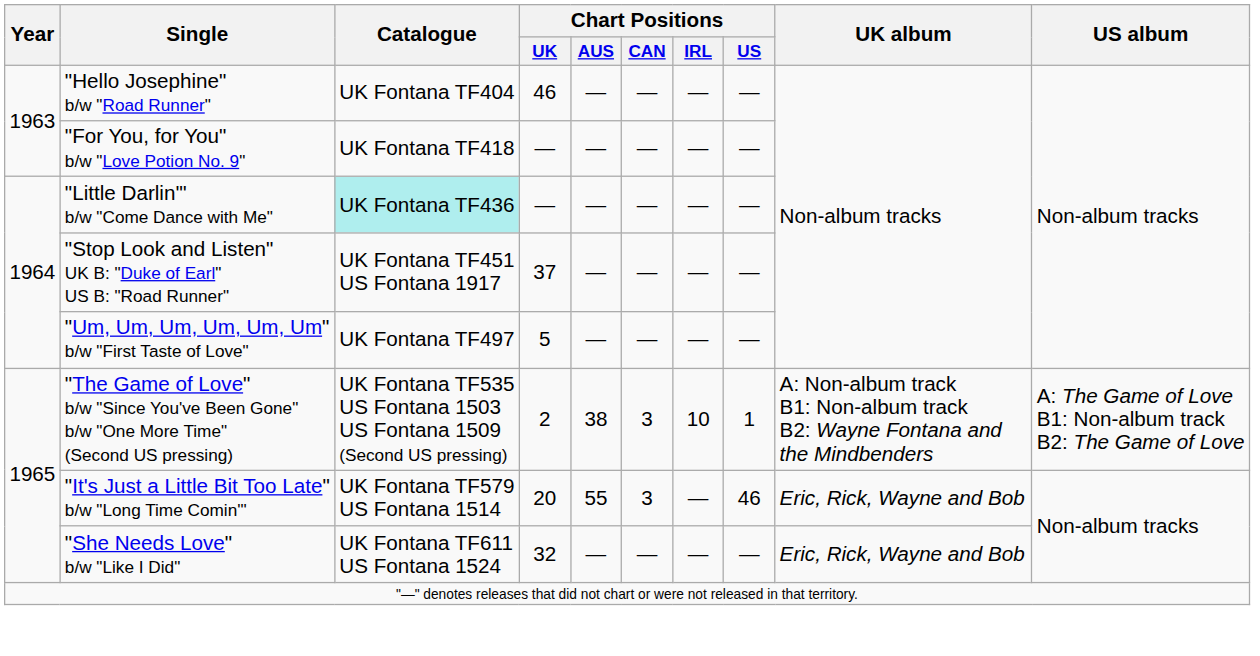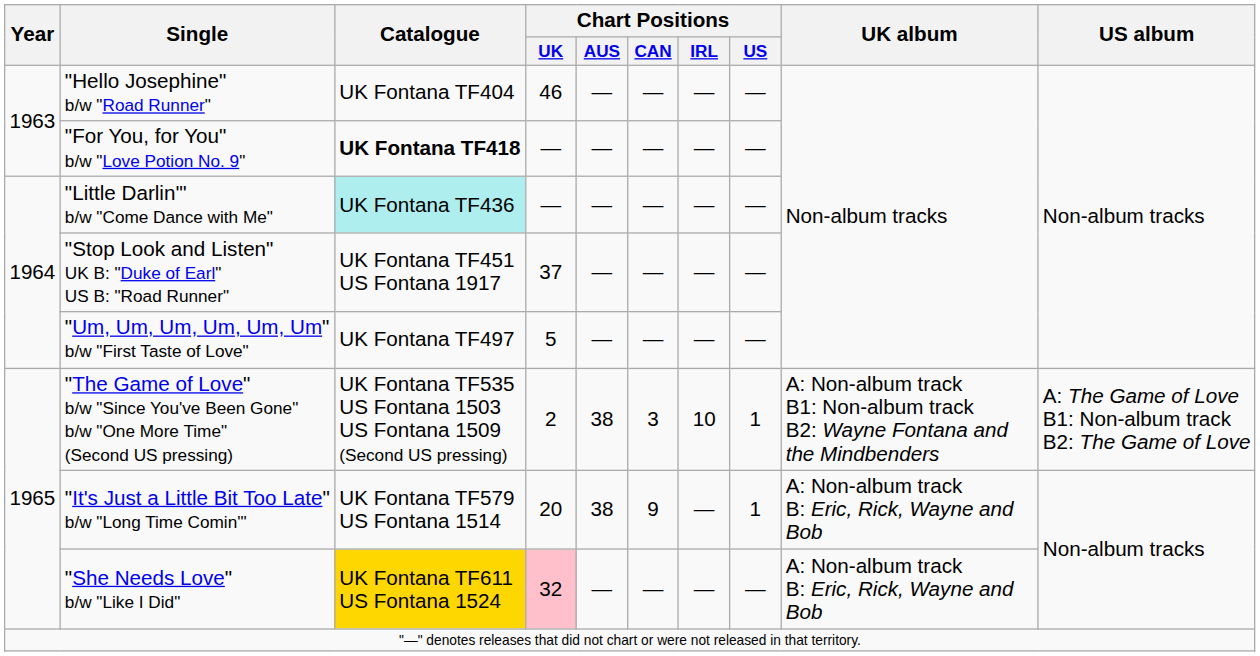(427, 148) normal -> (430, 148) bold
(596, 498) 55 -> (602, 509) 38
(647, 498) 3 -> (653, 509) 9
(749, 498) 46 -> (755, 509) 1
(902, 498) Eric, Rick, Wayne and Bob -> (900, 509) A: Non-album track B: Eric, Rick, Wayne and Bob
(426, 554) no background -> (426, 588) gold background
(545, 554) no background -> (551, 588) pink background
(902, 554) Eric, Rick, Wayne and Bob -> (900, 588) A: Non-album track B: Eric, Rick, Wayne and Bob
